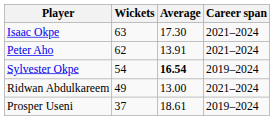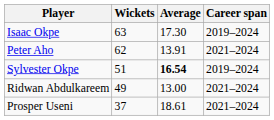(232, 32) 2021–2024 -> (232, 32) 2019–2024
(120, 69) 54 -> (120, 69) 51
(232, 106) 2019–2024 -> (232, 106) 2021–2024
